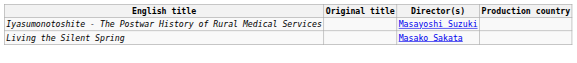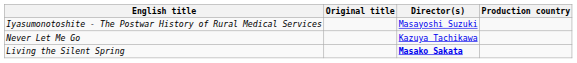+ row: (43, 38)
(431, 38) normal -> (431, 51) bold
